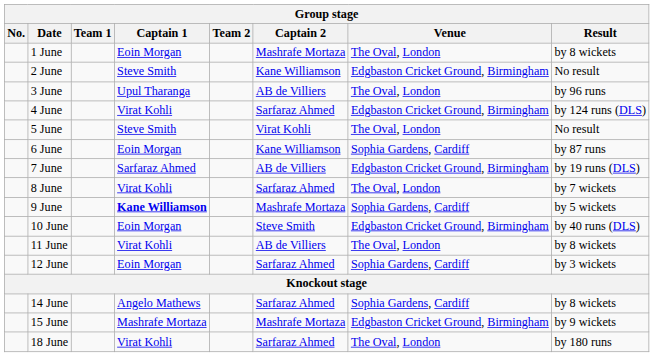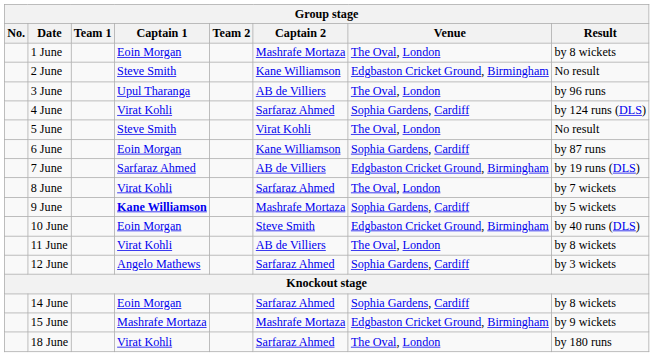(450, 110) Edgbaston Cricket Ground, Birmingham -> (410, 110) Sophia Gardens, Cardiff
(149, 264) Eoin Morgan -> (159, 264) Angelo Mathews
(159, 303) Angelo Mathews -> (149, 303) Eoin Morgan
